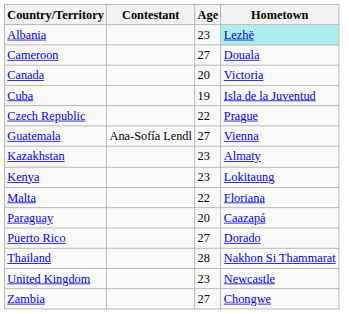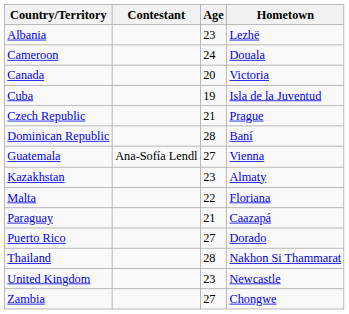(239, 35) paleturquoise background -> (244, 35) no background
(204, 55) 27 -> (209, 55) 24
(204, 116) 22 -> (209, 116) 21
+ row: (58, 136)
- row: (23, 177)
(204, 217) 20 -> (209, 217) 21
